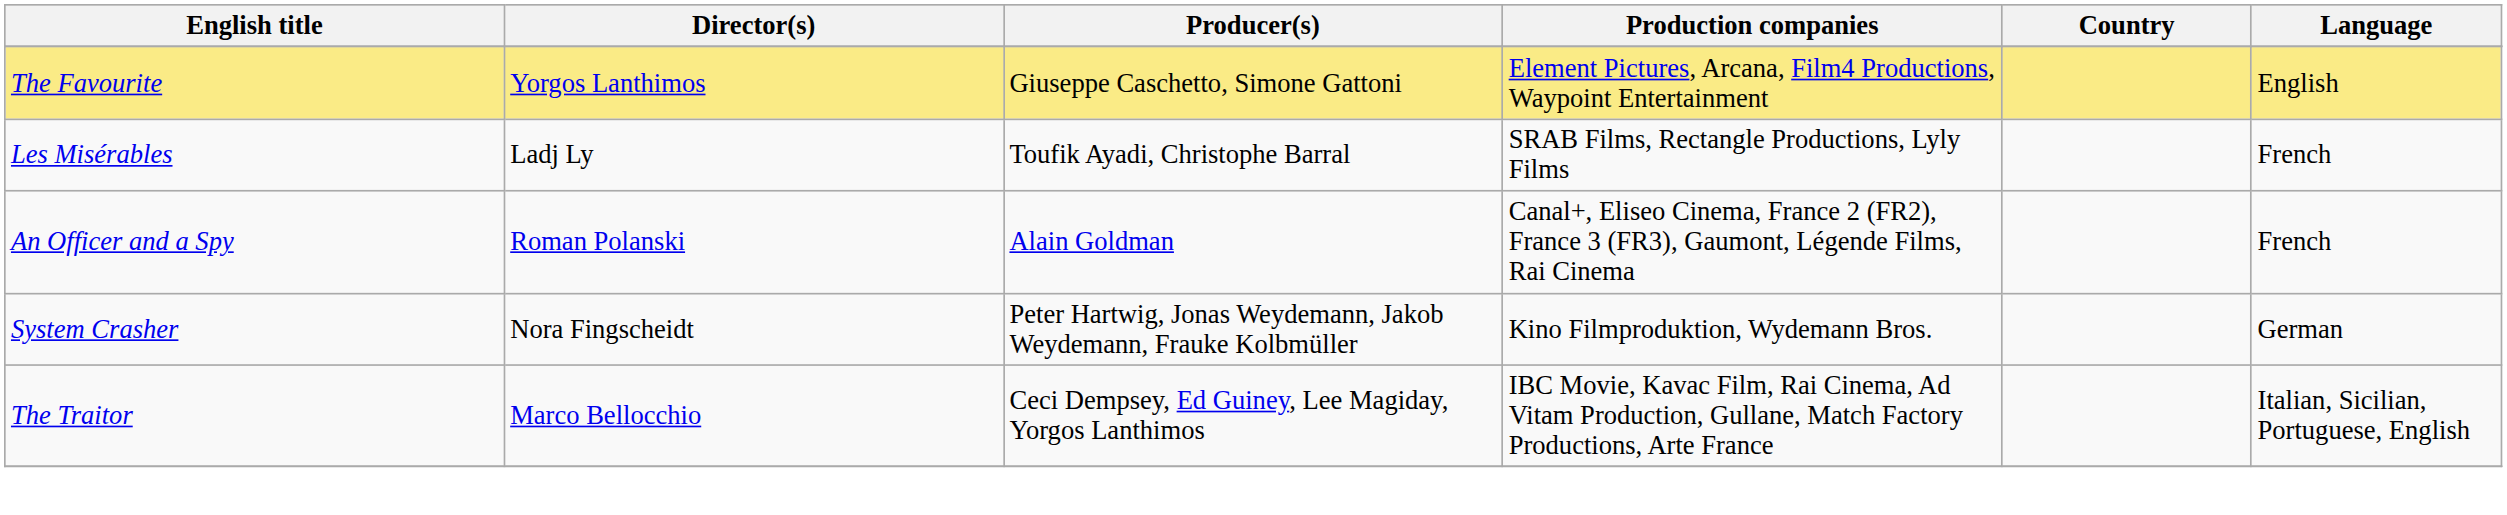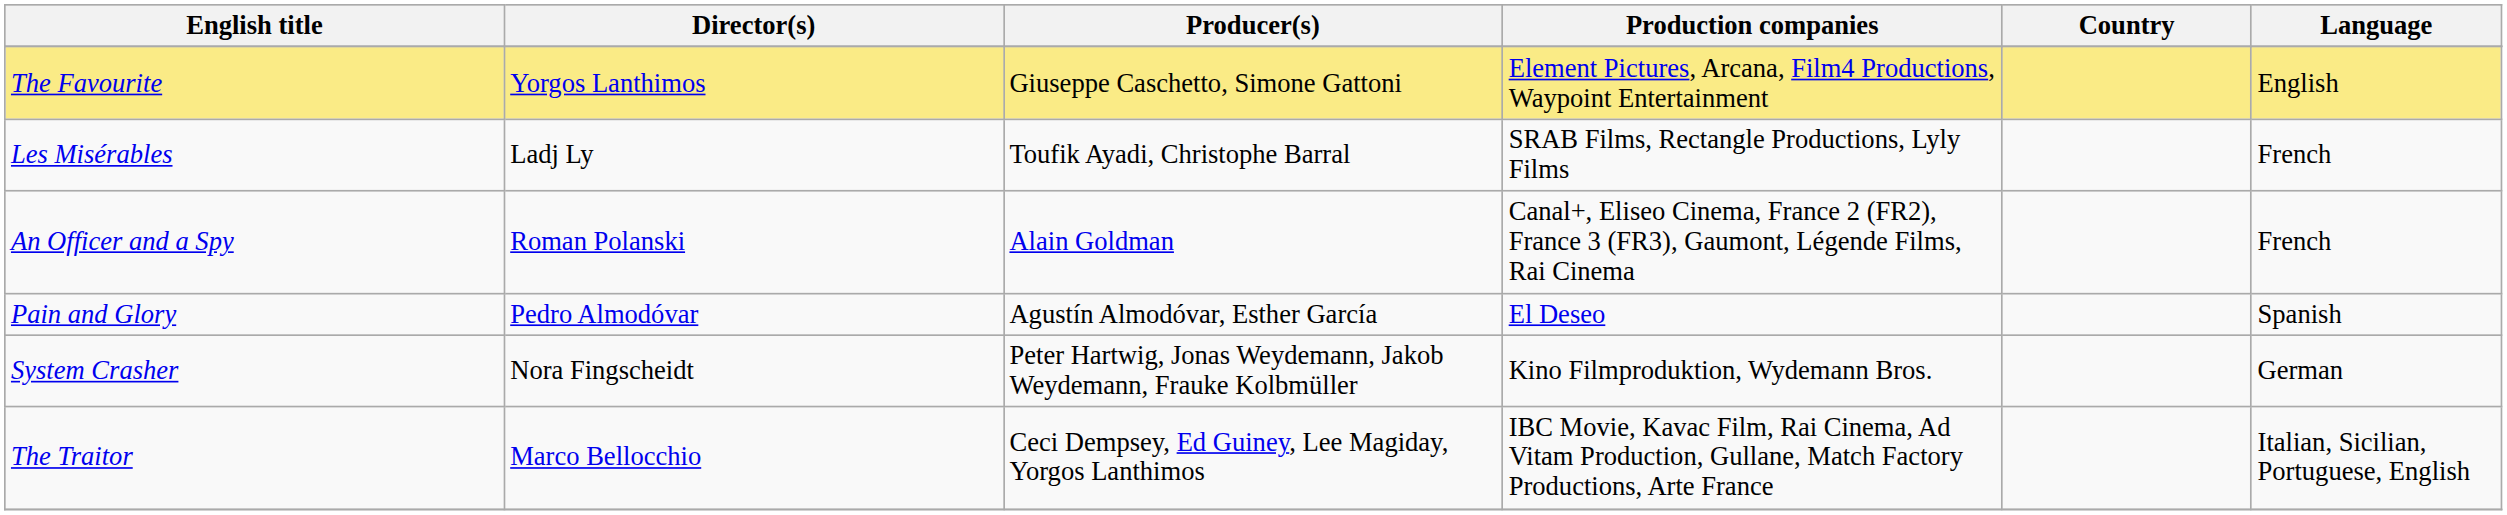+ row: (94, 313)
